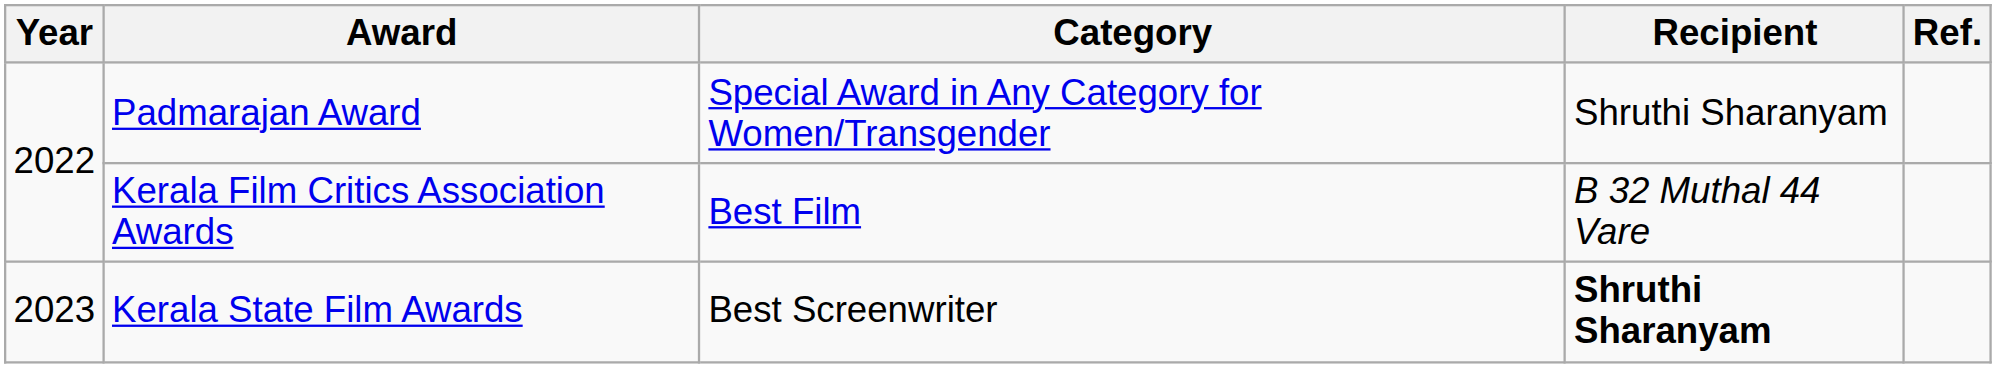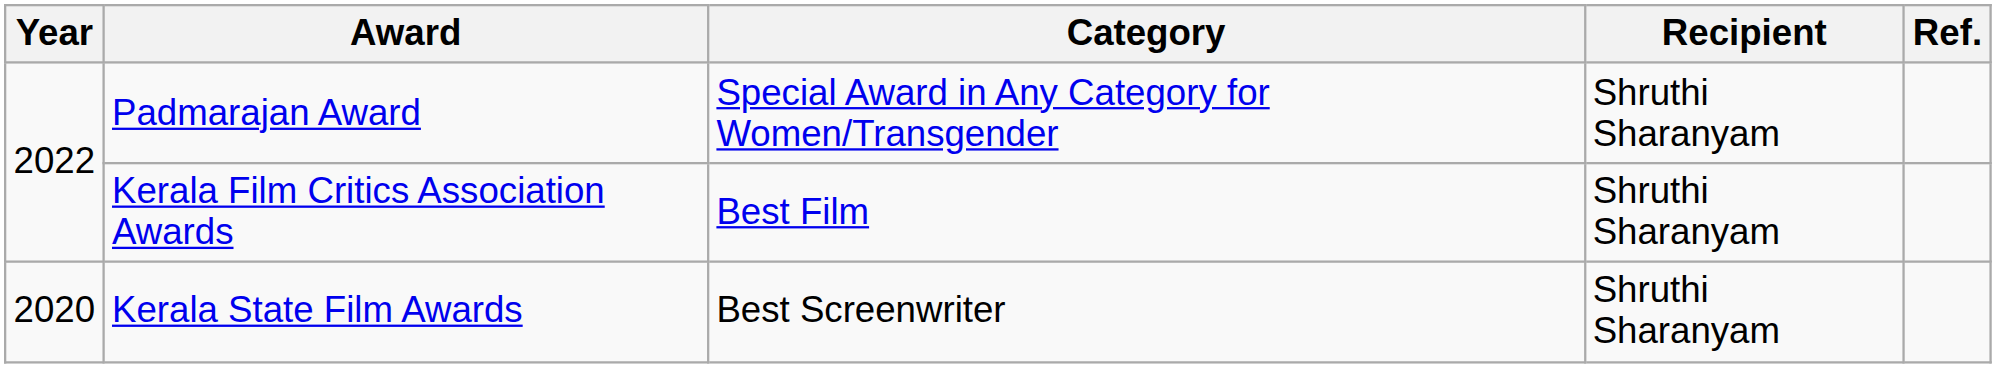(1697, 211) B 32 Muthal 44 Vare -> (1686, 211) Shruthi Sharanyam
(54, 310) 2023 -> (54, 310) 2020
(1673, 310) bold -> (1686, 310) normal
